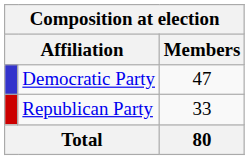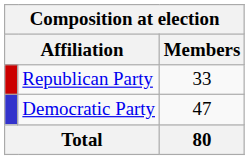rows swapped: (89, 79) <-> (88, 109)
